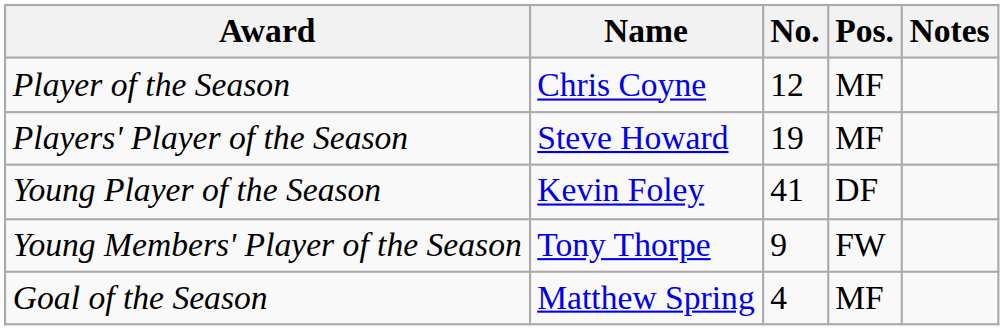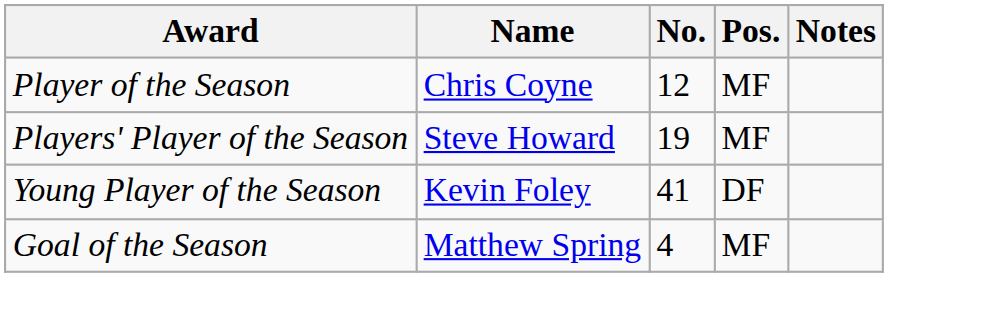- row: (267, 244)
